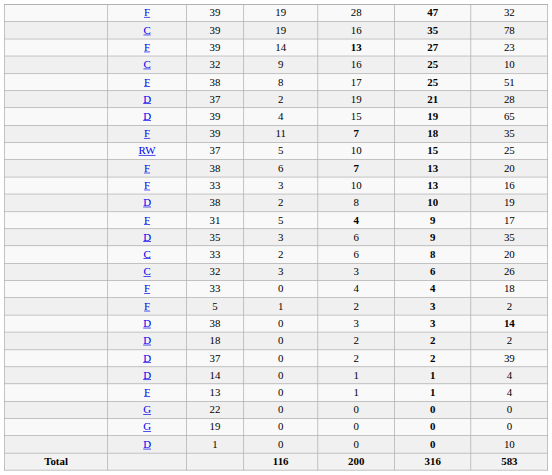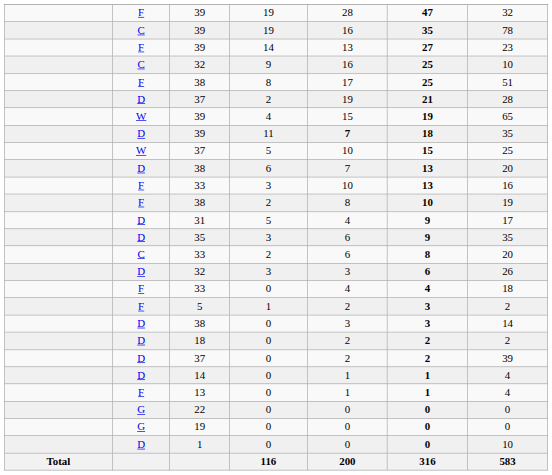(356, 47) bold -> (347, 47) normal
(147, 116) D -> (141, 116) W
(147, 133) F -> (141, 133) D
(147, 151) RW -> (141, 151) W
(147, 168) F -> (141, 168) D
(356, 168) bold -> (347, 168) normal
(147, 202) D -> (141, 202) F
(147, 220) F -> (141, 220) D
(356, 220) bold -> (347, 220) normal
(147, 271) C -> (141, 271) D
(509, 323) bold -> (508, 323) normal
